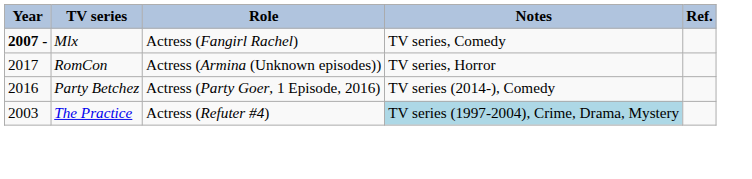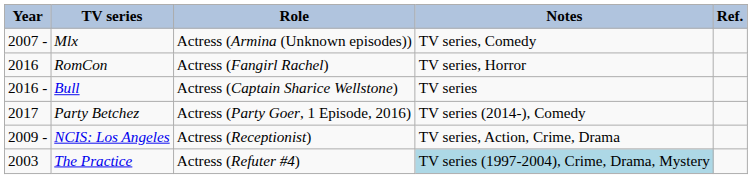(28, 40) bold -> (28, 40) normal
(222, 40) Actress (Fangirl Rachel) -> (294, 40) Actress (Armina (Unknown episodes))
(23, 64) 2017 -> (23, 64) 2016
(264, 64) Actress (Armina (Unknown episodes)) -> (253, 64) Actress (Fangirl Rachel)
+ row: (67, 88)
(23, 88) 2016 -> (23, 112) 2017
+ row: (112, 137)
